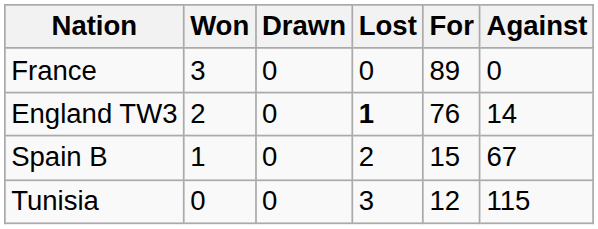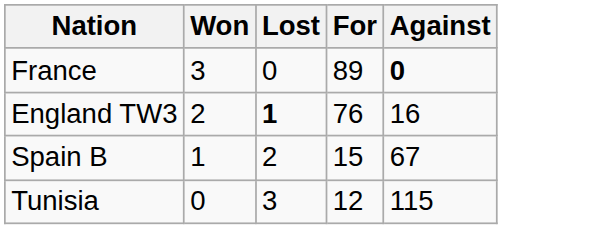- column: (304, 26)
(494, 69) normal -> (397, 69) bold
(502, 113) 14 -> (405, 113) 16
